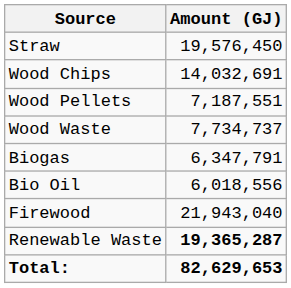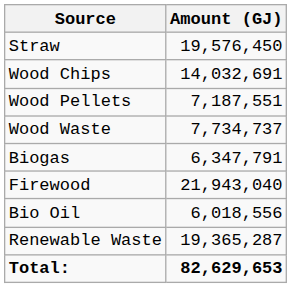rows swapped: (44, 185) <-> (50, 213)
(231, 241) bold -> (231, 241) normal
